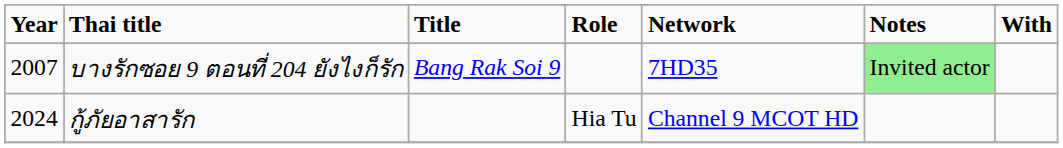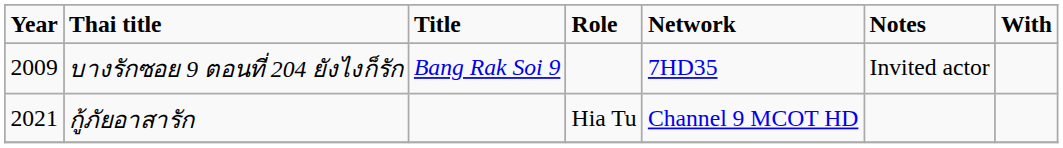(34, 67) 2007 -> (34, 67) 2009
(930, 67) lightgreen background -> (930, 67) no background
(34, 117) 2024 -> (34, 117) 2021
